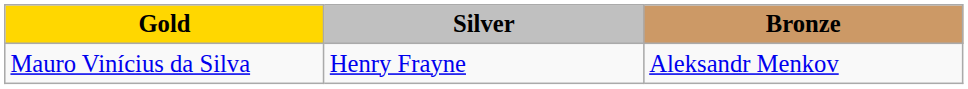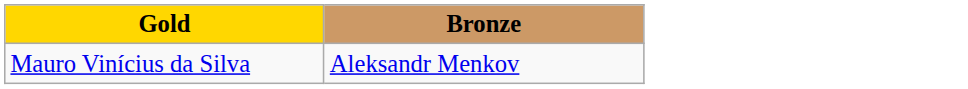- column: (484, 24)
